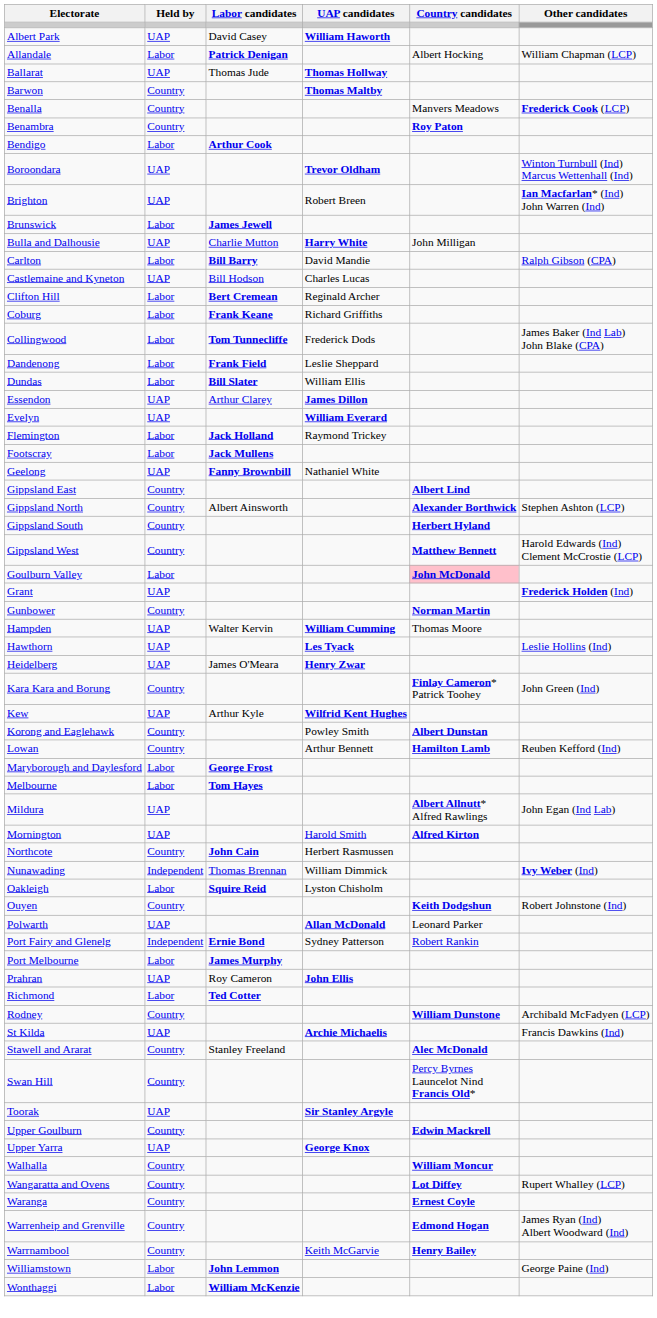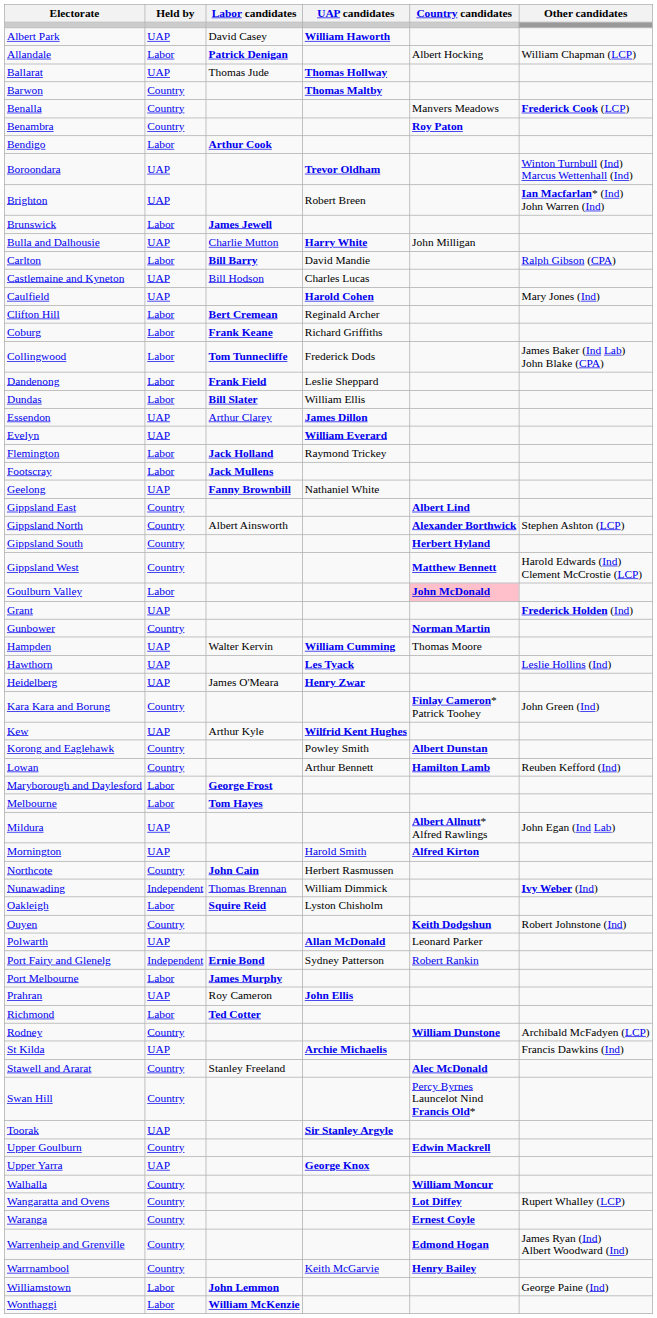+ row: (28, 296)
